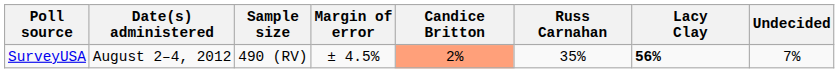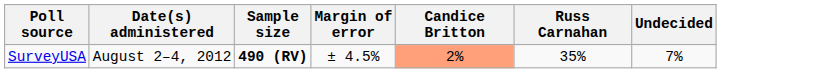- column: (690, 25)
(273, 56) normal -> (273, 56) bold
